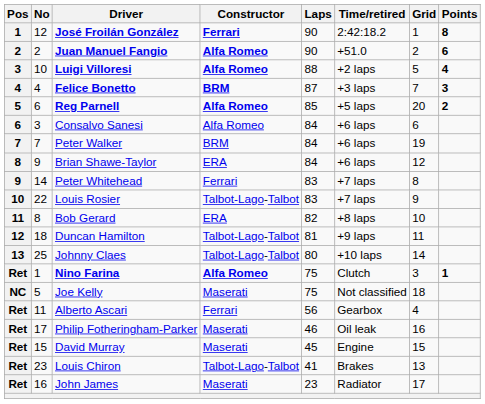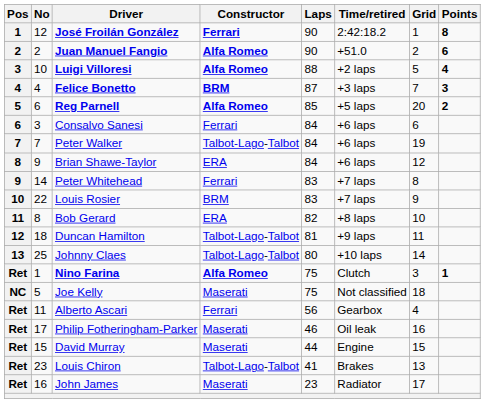(233, 125) Alfa Romeo -> (220, 125) Ferrari
(216, 144) BRM -> (251, 144) Talbot-Lago-Talbot
(251, 199) Talbot-Lago-Talbot -> (216, 199) BRM
(311, 347) 45 -> (311, 347) 44
